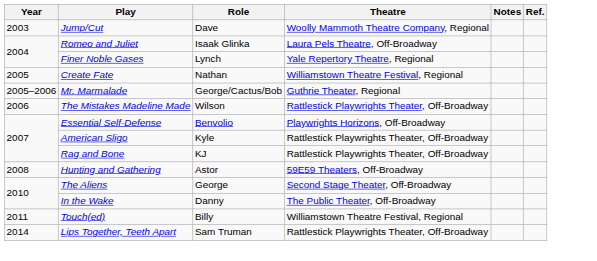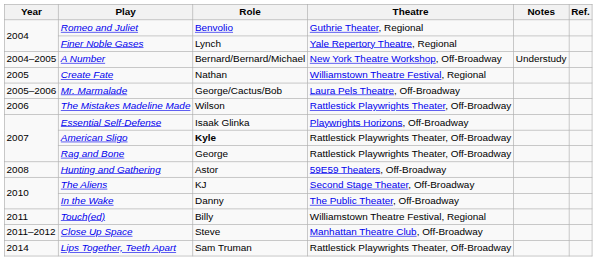- row: (82, 28)
(222, 43) Isaak Glinka -> (214, 28) Benvolio
(362, 43) Laura Pels Theatre, Off-Broadway -> (367, 28) Guthrie Theater, Regional
+ row: (83, 59)
(343, 91) Guthrie Theater, Regional -> (385, 91) Laura Pels Theatre, Off-Broadway
(214, 122) Benvolio -> (222, 122) Isaak Glinka
(205, 138) normal -> (205, 138) bold
(201, 153) KJ -> (212, 153) George
(212, 185) George -> (201, 185) KJ
+ row: (97, 232)
